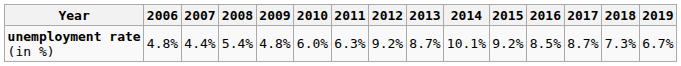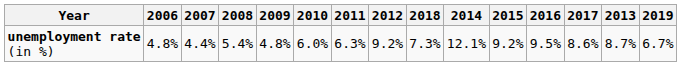columns swapped: (425, 15) <-> (620, 15)
(466, 44) 10.1% -> (466, 44) 12.1%
(545, 44) 8.5% -> (545, 44) 9.5%
(583, 44) 8.7% -> (583, 44) 8.6%
